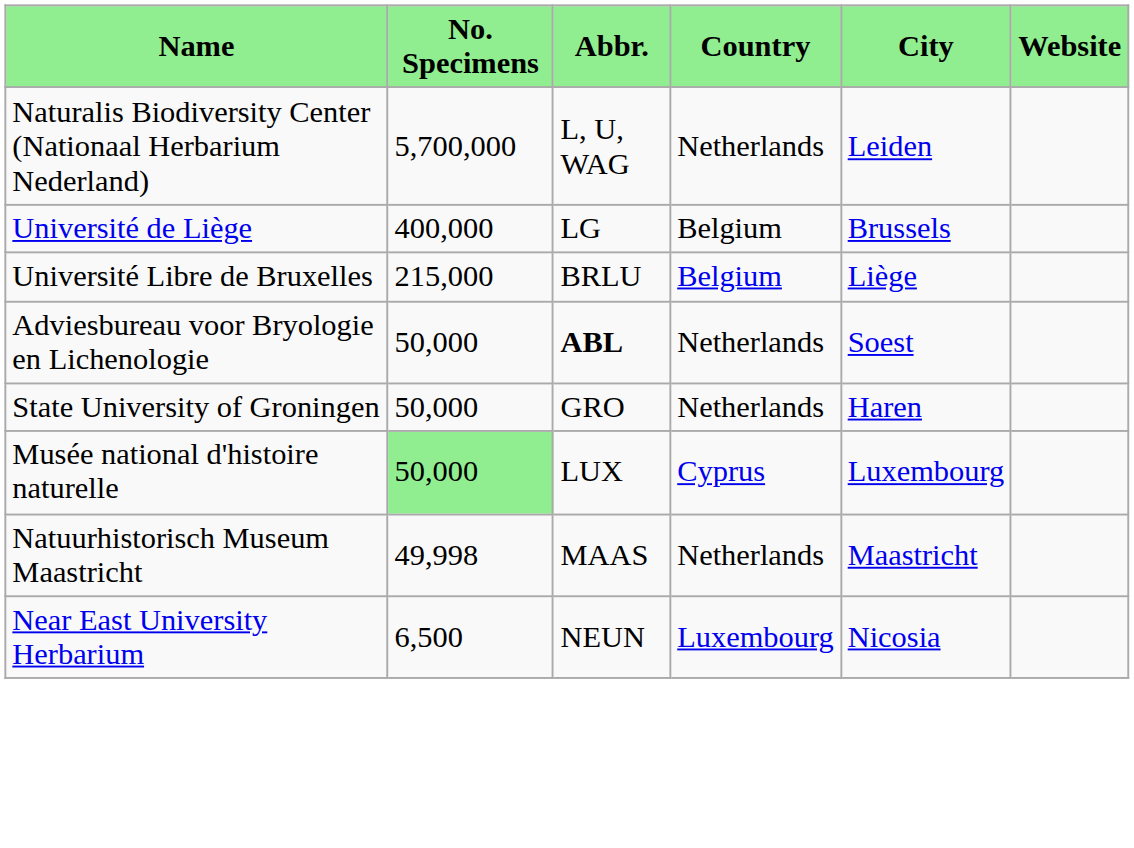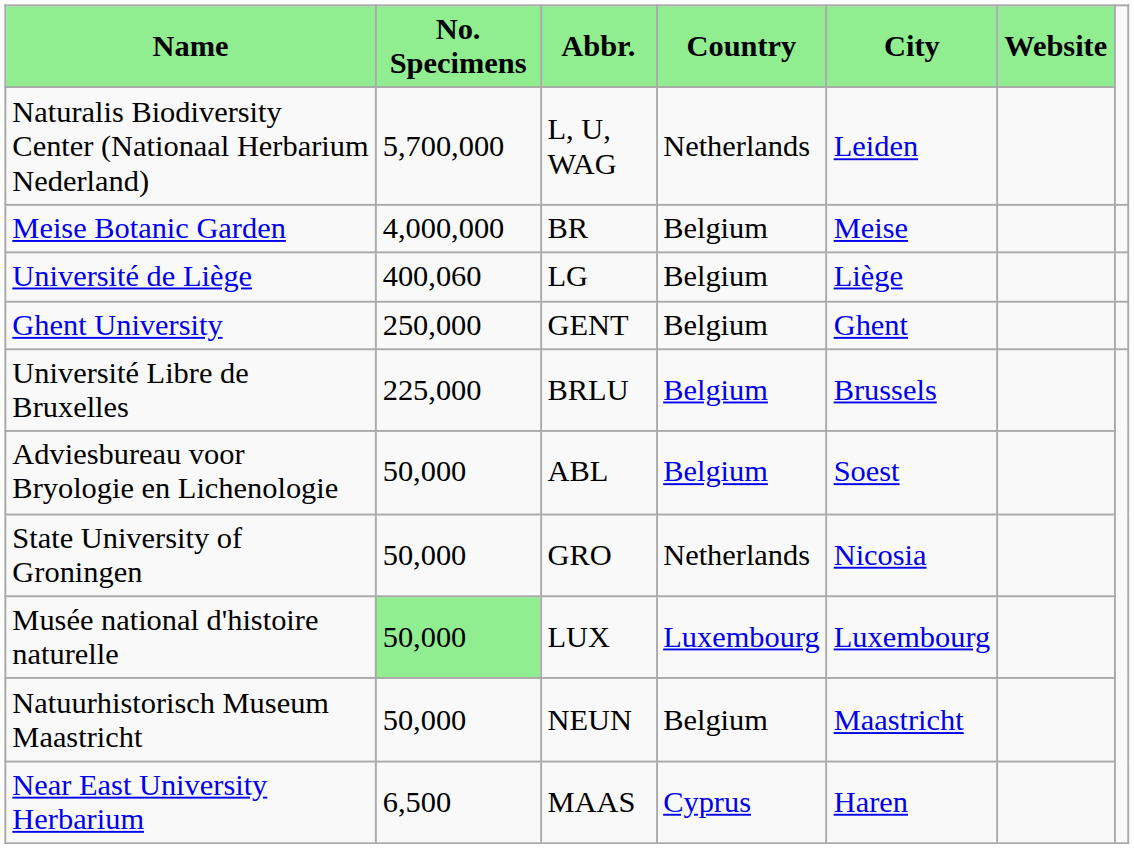+ row: (149, 228)
(444, 228) 400,000 -> (432, 276) 400,060
(899, 228) Brussels -> (868, 276) Liège
+ row: (117, 324)
(444, 276) 215,000 -> (432, 389) 225,000
(882, 276) Liège -> (885, 389) Brussels
(592, 341) bold -> (578, 472) normal
(751, 341) Netherlands -> (716, 472) Belgium
(885, 406) Haren -> (880, 554) Nicosia
(721, 472) Cyprus -> (741, 637) Luxembourg
(436, 554) 49,998 -> (425, 719) 50,000
(604, 554) MAAS -> (590, 719) NEUN
(751, 554) Netherlands -> (716, 719) Belgium
(603, 637) NEUN -> (591, 801) MAAS
(755, 637) Luxembourg -> (707, 801) Cyprus
(894, 637) Nicosia -> (871, 801) Haren
